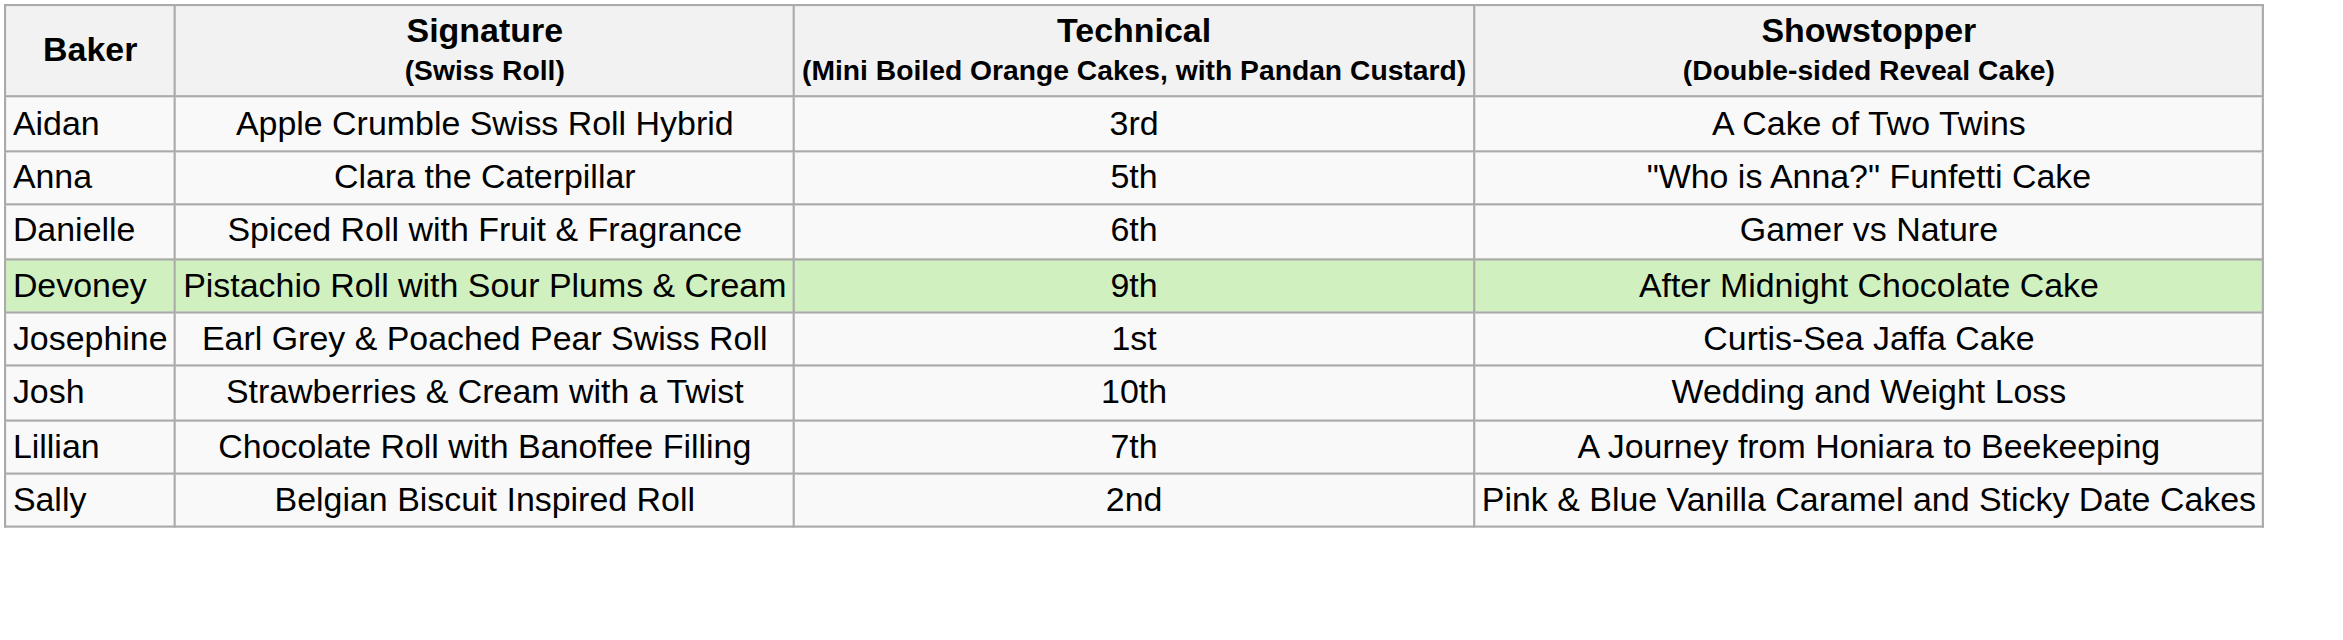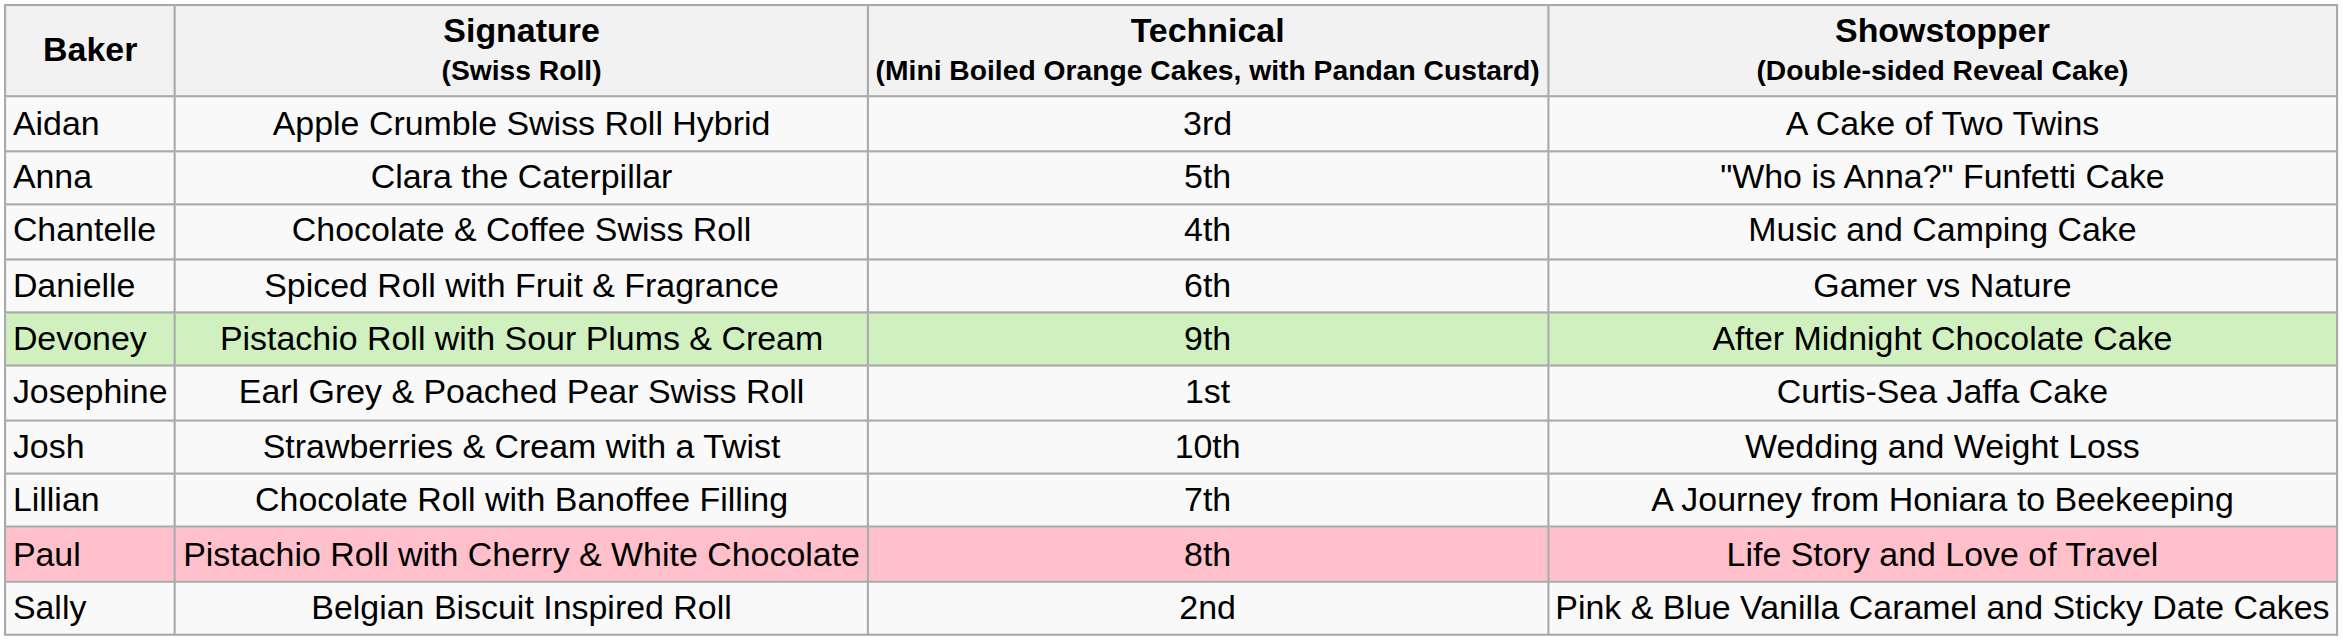+ row: (85, 230)
+ row: (47, 553)
